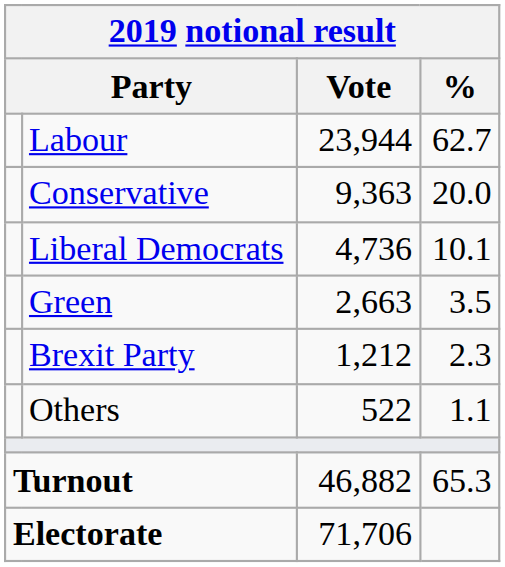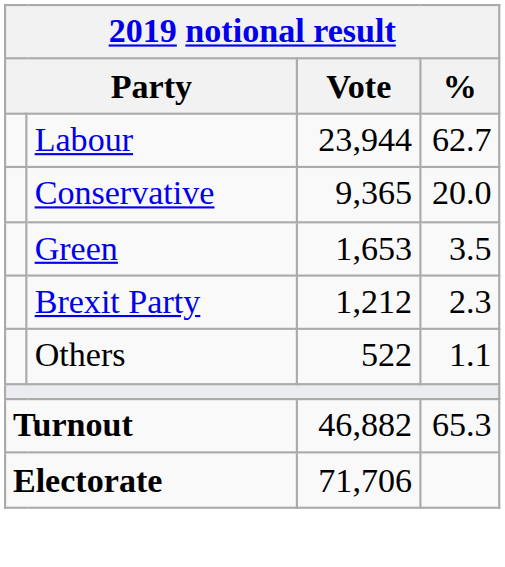(374, 193) 9,363 -> (374, 193) 9,365
- row: (156, 247)
(374, 301) 2,663 -> (374, 247) 1,653
